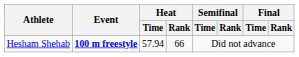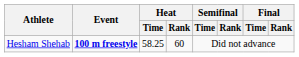(153, 44) 57.94 -> (153, 44) 58.25
(179, 44) 66 -> (179, 44) 60
